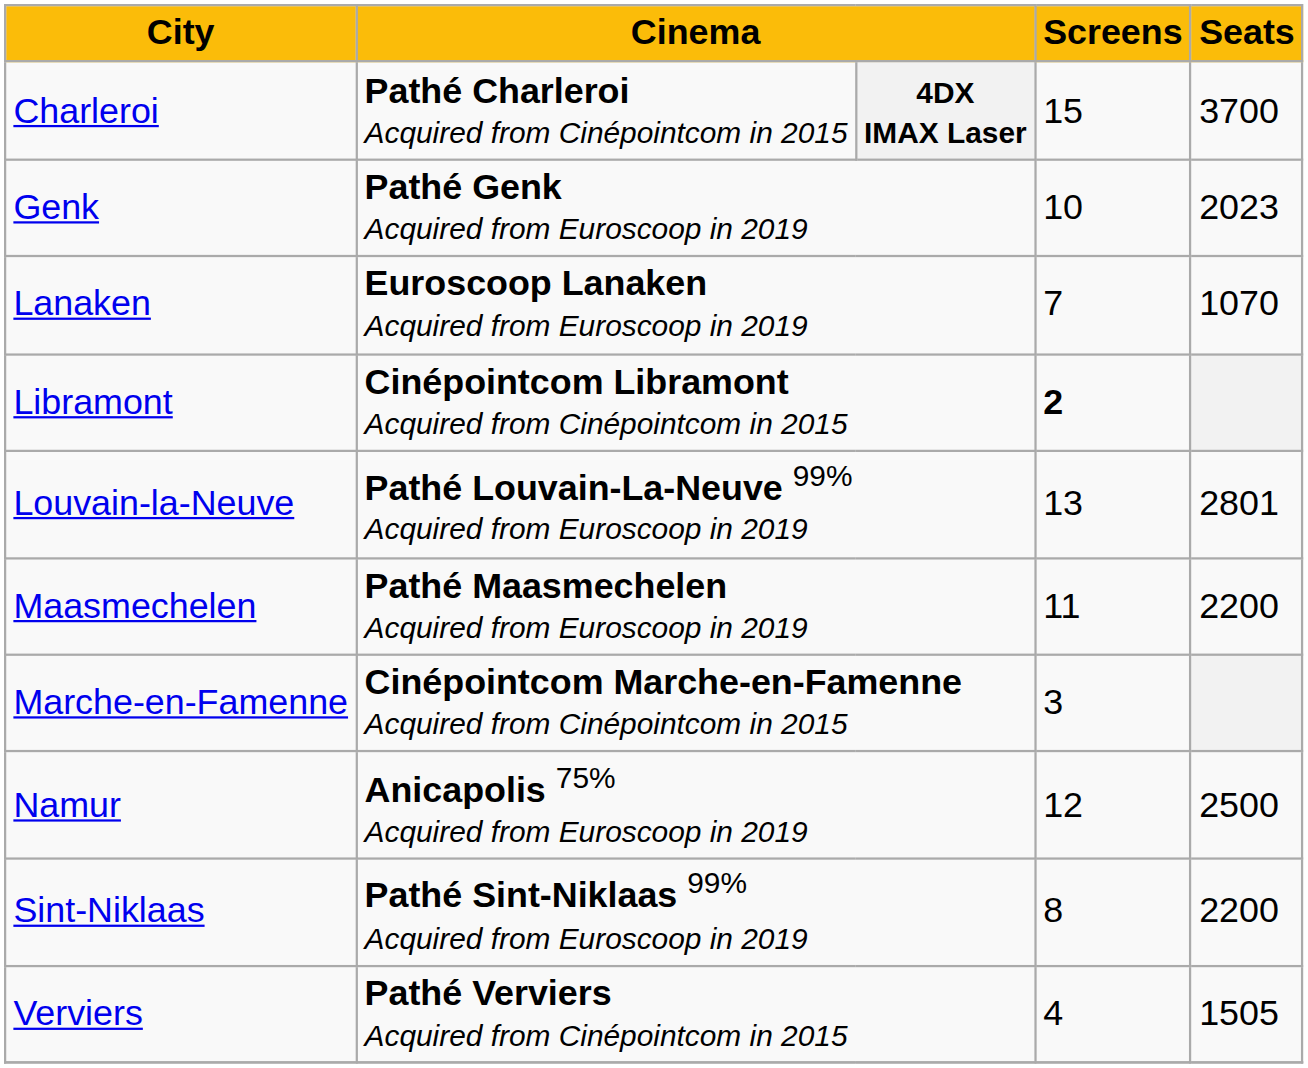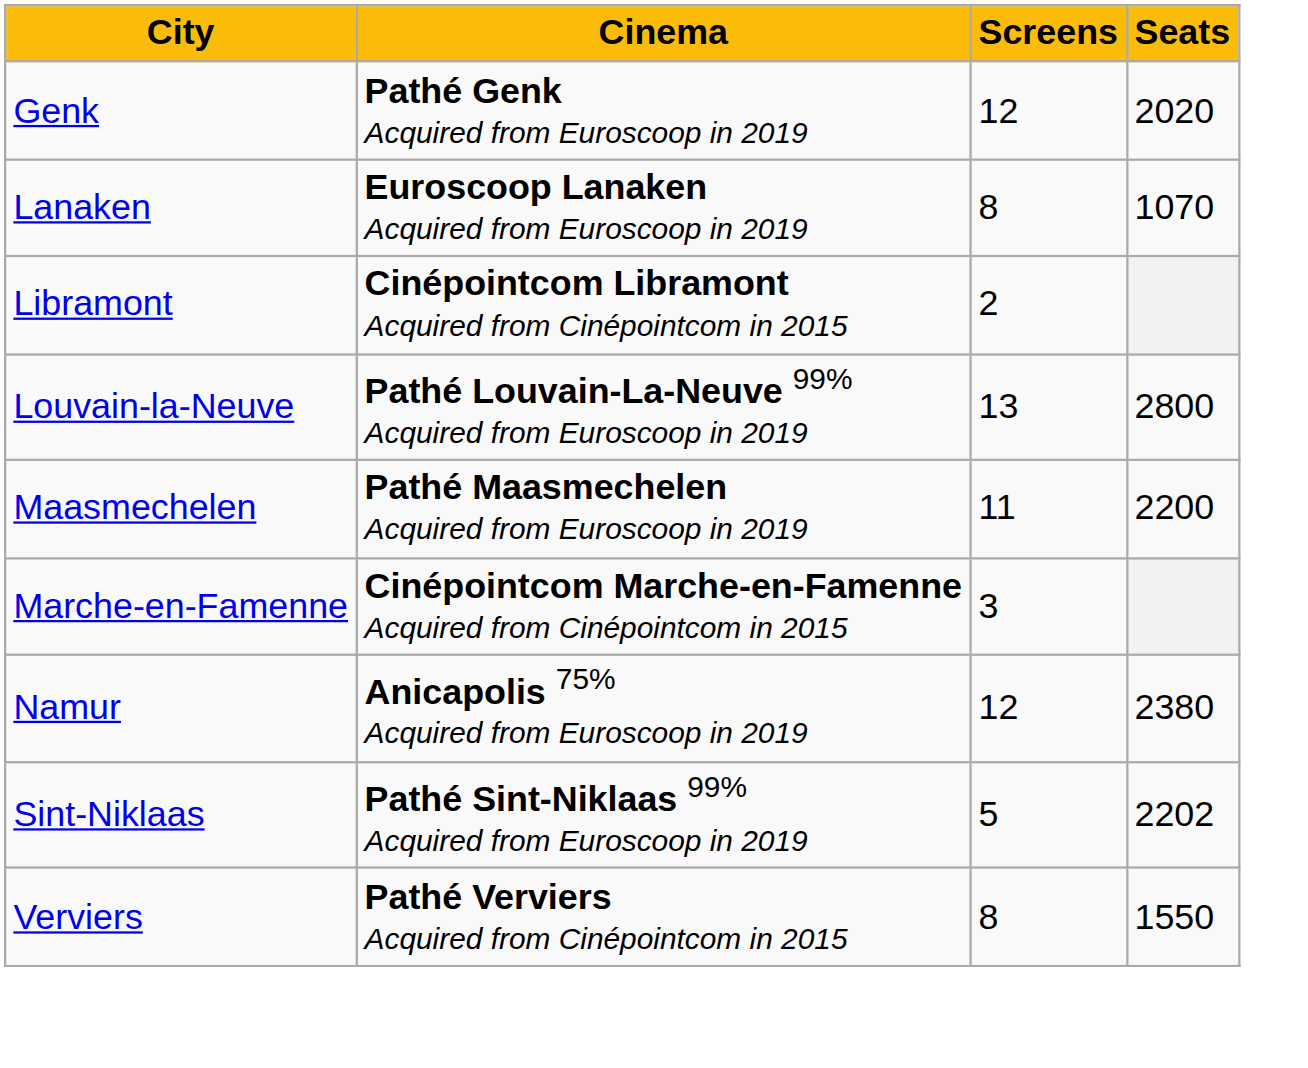- row: (86, 109)
(1113, 208) 10 -> (1048, 111) 12
(1247, 208) 2023 -> (1182, 111) 2020
(1113, 305) 7 -> (1048, 208) 8
(1113, 402) bold -> (1048, 305) normal
(1247, 504) 2801 -> (1182, 407) 2800
(1247, 805) 2500 -> (1182, 708) 2380
(1113, 912) 8 -> (1048, 815) 5
(1247, 912) 2200 -> (1182, 815) 2202
(1113, 1014) 4 -> (1048, 917) 8
(1247, 1014) 1505 -> (1182, 917) 1550
